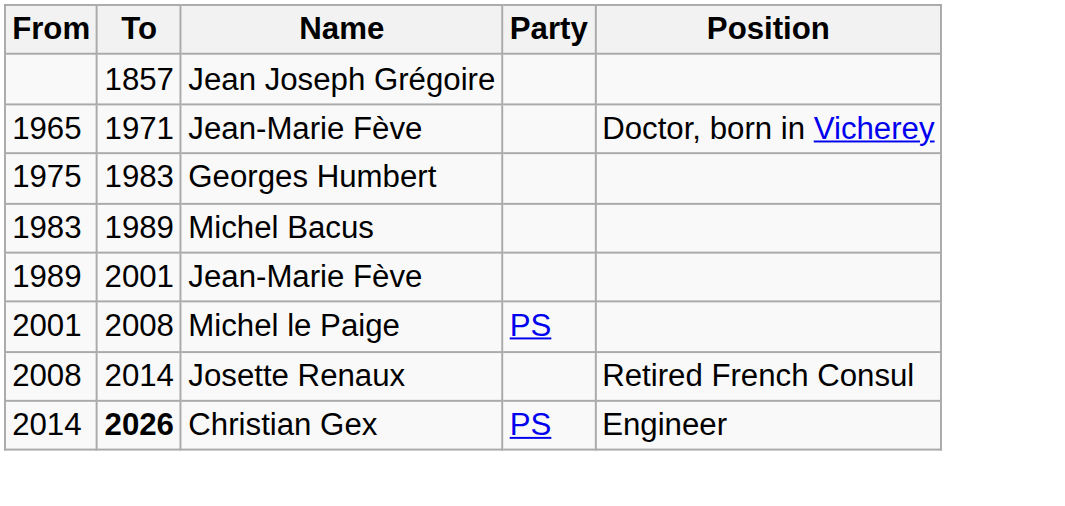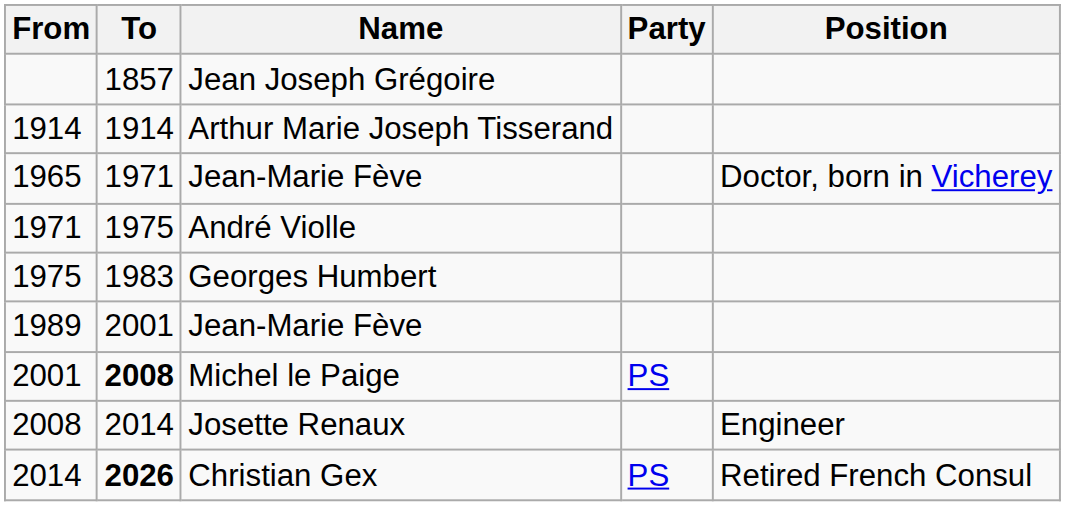+ row: (47, 128)
+ row: (47, 227)
- row: (47, 227)
(139, 326) normal -> (139, 375) bold
(758, 375) Retired French Consul -> (782, 425) Engineer
(665, 425) Engineer -> (876, 474) Retired French Consul
